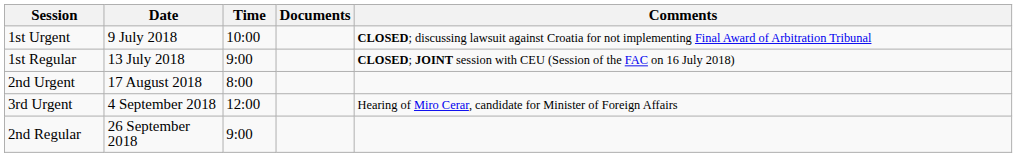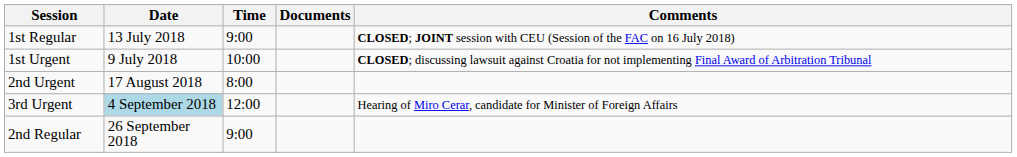rows swapped: (39, 37) <-> (42, 60)
(162, 104) no background -> (162, 104) lightblue background
